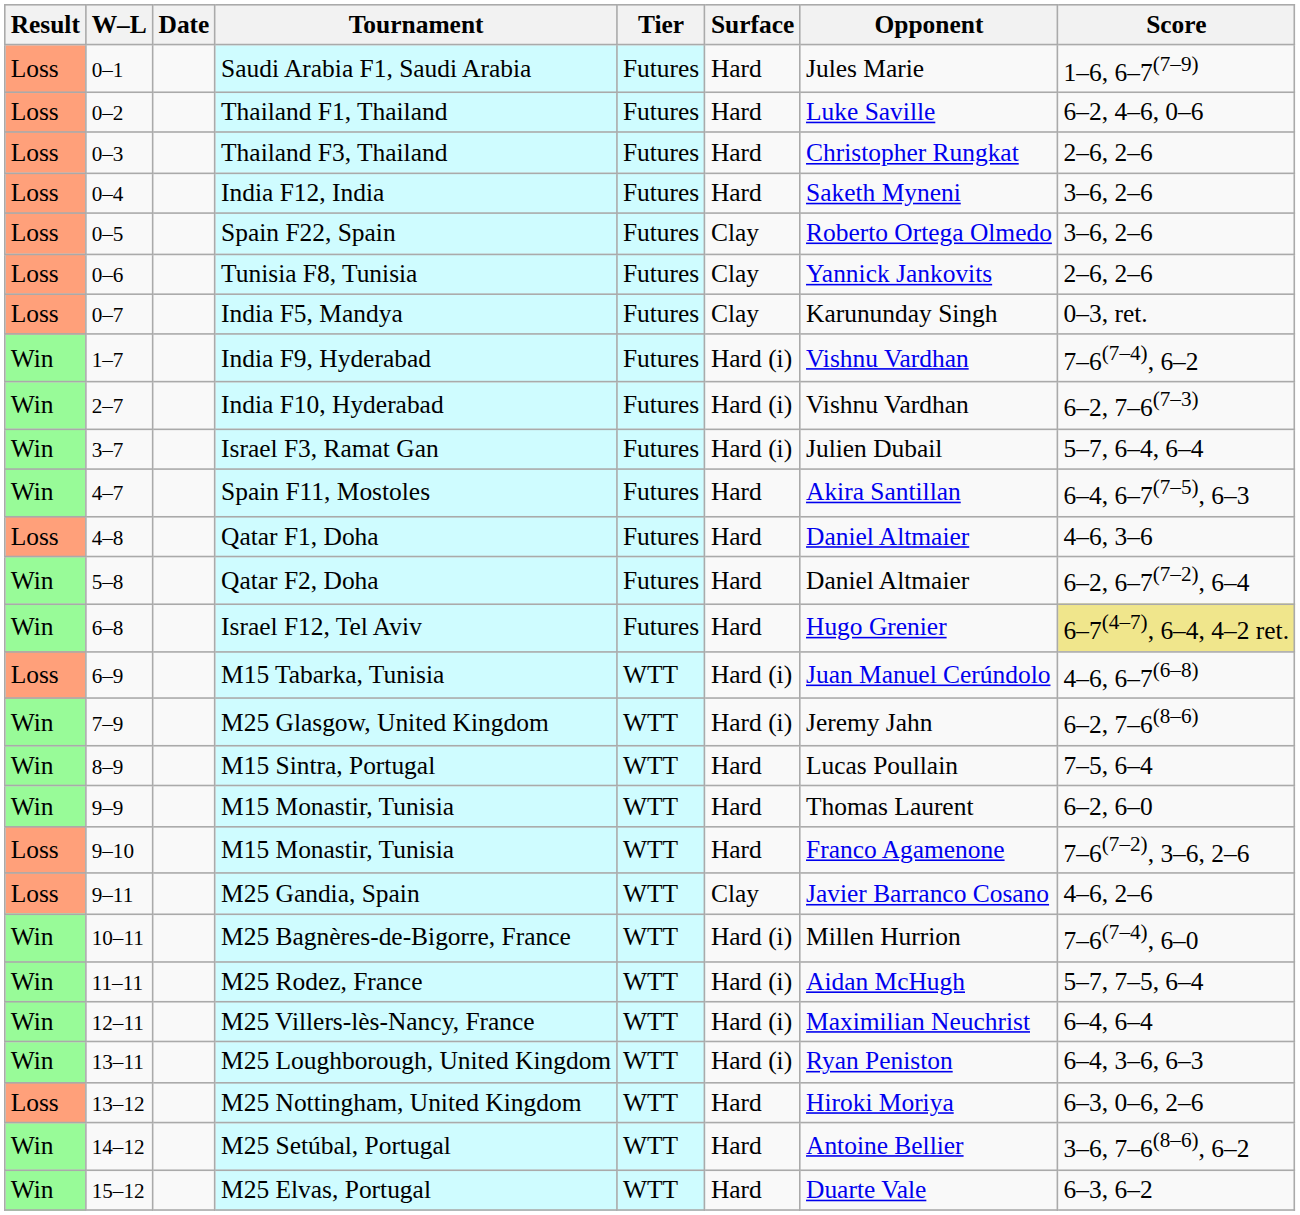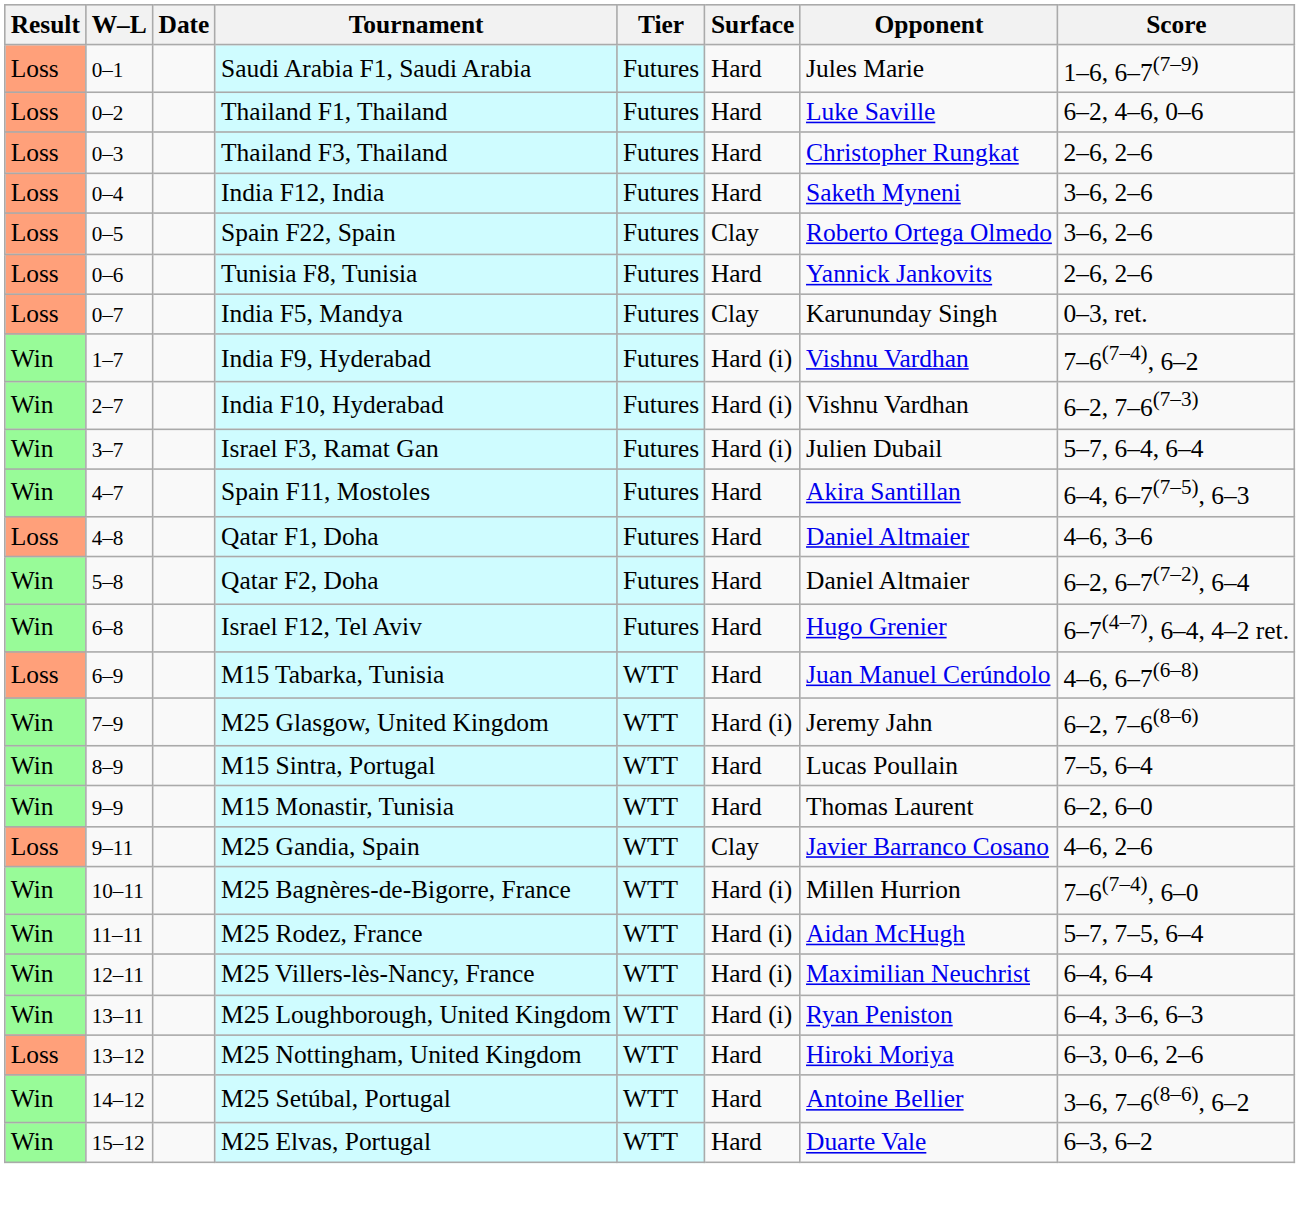(735, 273) Clay -> (736, 273) Hard
(1176, 627) khaki background -> (1176, 627) no background
(752, 674) Hard (i) -> (736, 674) Hard
- row: (113, 851)
